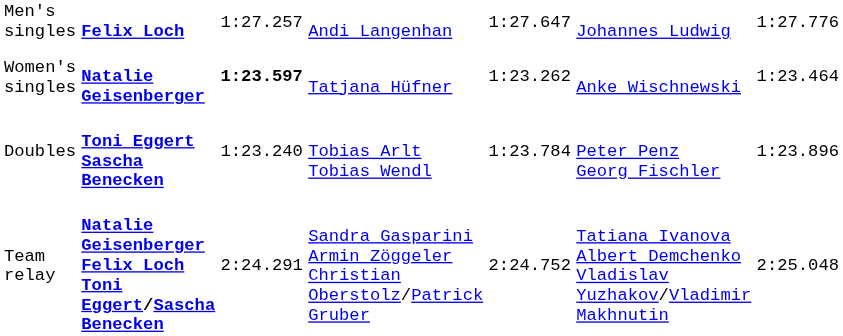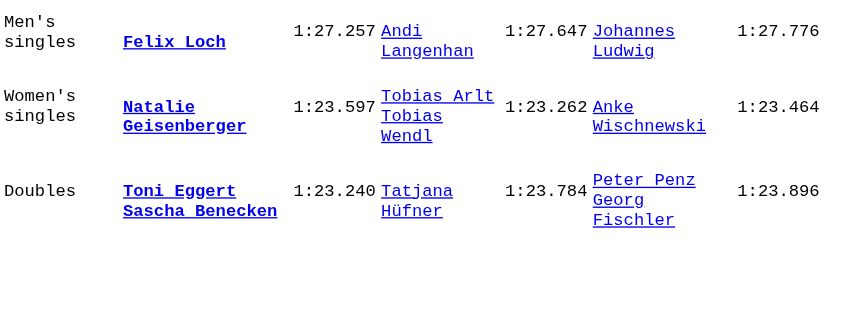(262, 77) bold -> (335, 106) normal
(380, 86) Tatjana Hüfner -> (438, 116) Tobias Arlt Tobias Wendl
(370, 161) Tobias Arlt Tobias Wendl -> (417, 201) Tatjana Hüfner
- row: (30, 265)
